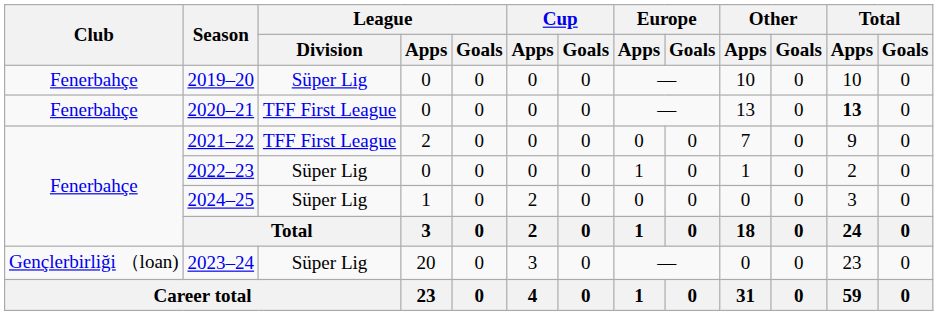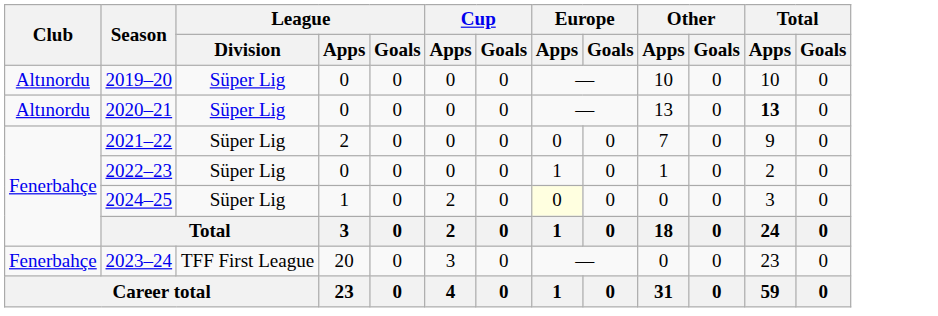(94, 79) Fenerbahçe -> (53, 79) Altınordu
(94, 110) Fenerbahçe -> (53, 110) Altınordu
(330, 110) TFF First League -> (248, 110) Süper Lig
(330, 140) TFF First League -> (248, 140) Süper Lig
(639, 200) no background -> (557, 200) lightyellow background
(94, 262) Gençlerbirliği （loan) -> (53, 261) Fenerbahçe
(330, 262) Süper Lig -> (248, 261) TFF First League
